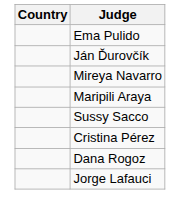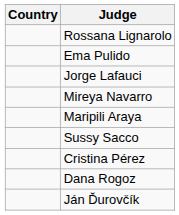+ row: (118, 35)
rows swapped: (111, 55) <-> (112, 179)
